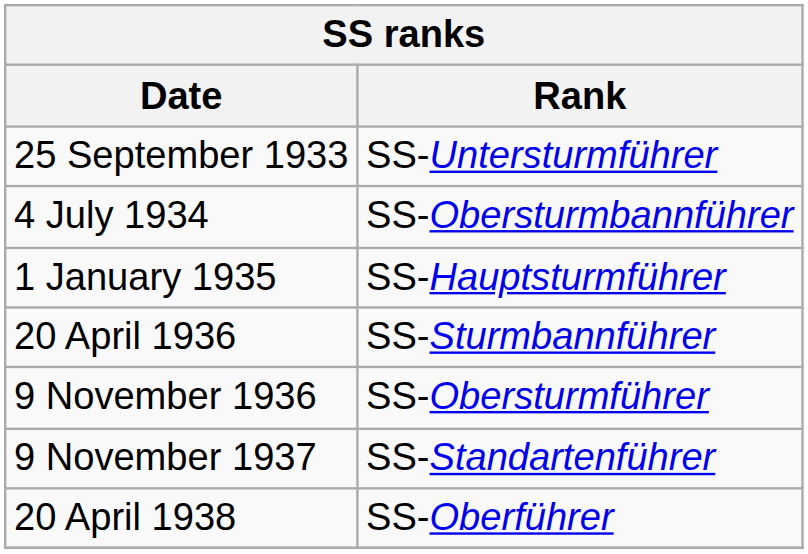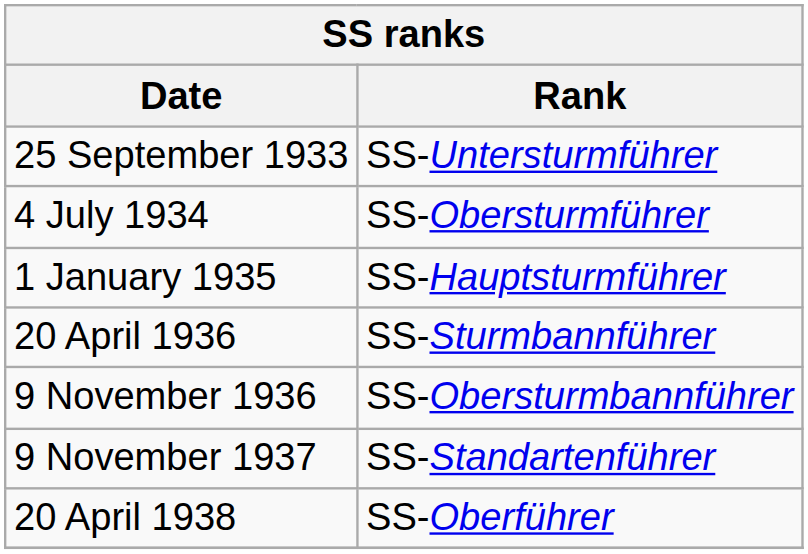(580, 215) SS-Obersturmbannführer -> (537, 215) SS-Obersturmführer
(537, 397) SS-Obersturmführer -> (580, 397) SS-Obersturmbannführer
